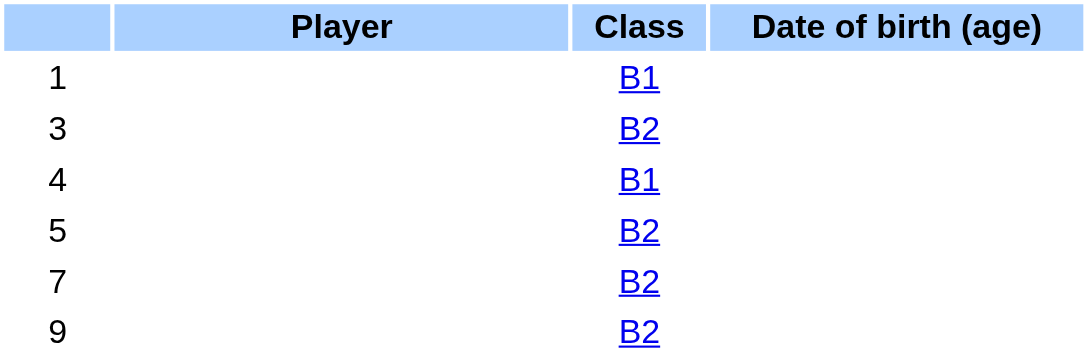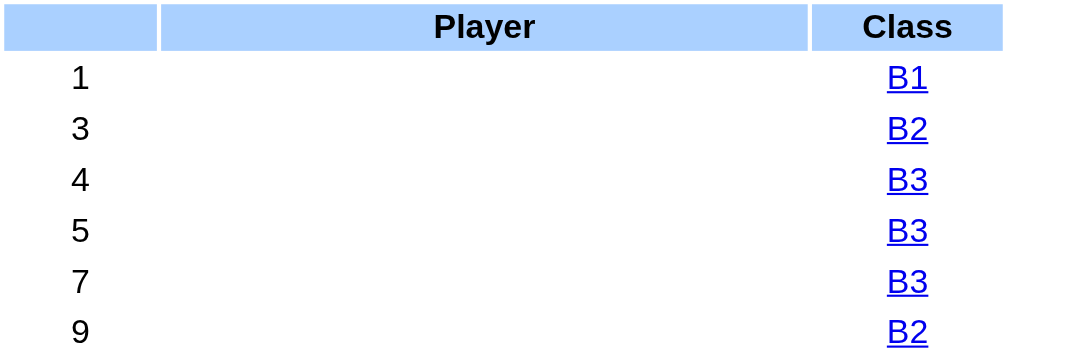- column: (897, 26)
(639, 179) B1 -> (908, 179) B3
(639, 230) B2 -> (908, 230) B3
(639, 281) B2 -> (908, 281) B3
